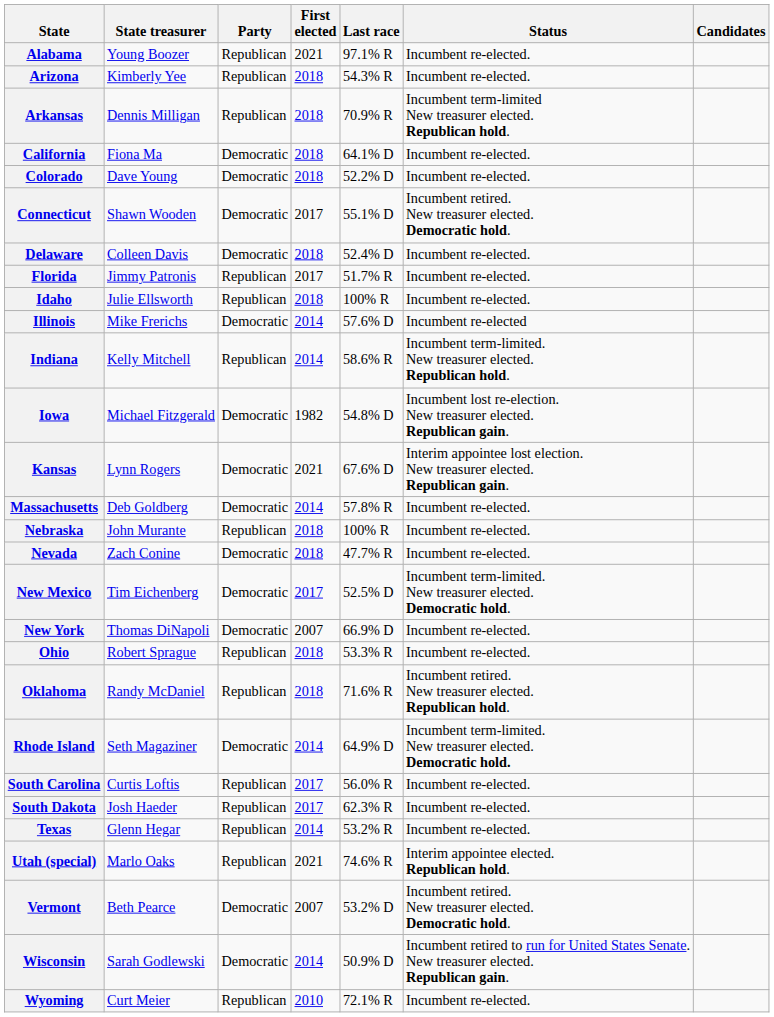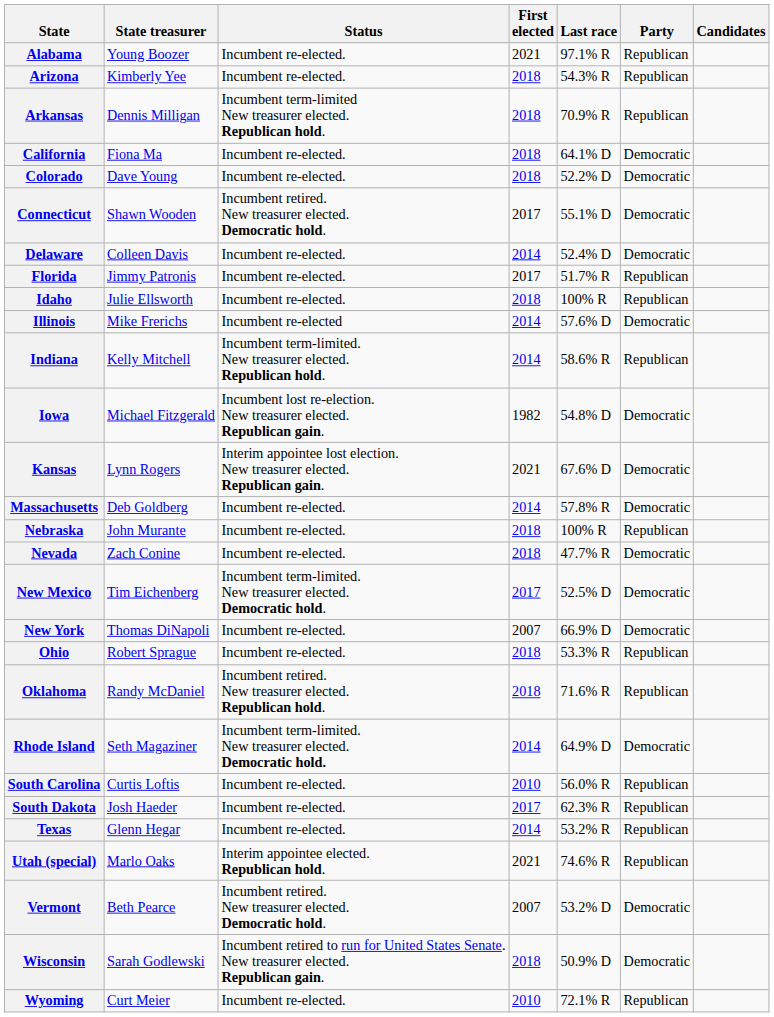columns swapped: (255, 31) <-> (548, 31)
(309, 253) 2018 -> (526, 253) 2014
(309, 784) 2017 -> (526, 784) 2010
(309, 961) 2014 -> (526, 961) 2018
